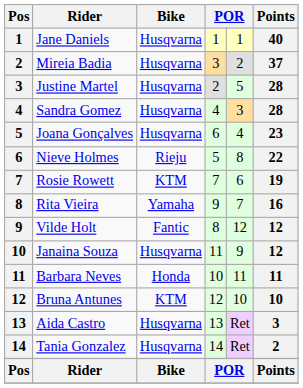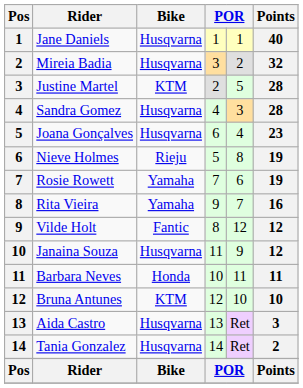(276, 63) 37 -> (276, 63) 32
(171, 86) Husqvarna -> (171, 86) KTM
(276, 157) 22 -> (276, 157) 19
(171, 181) KTM -> (171, 181) Yamaha
